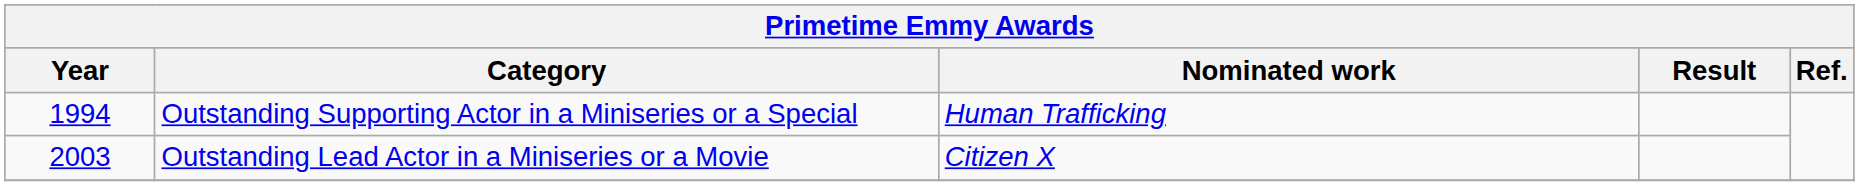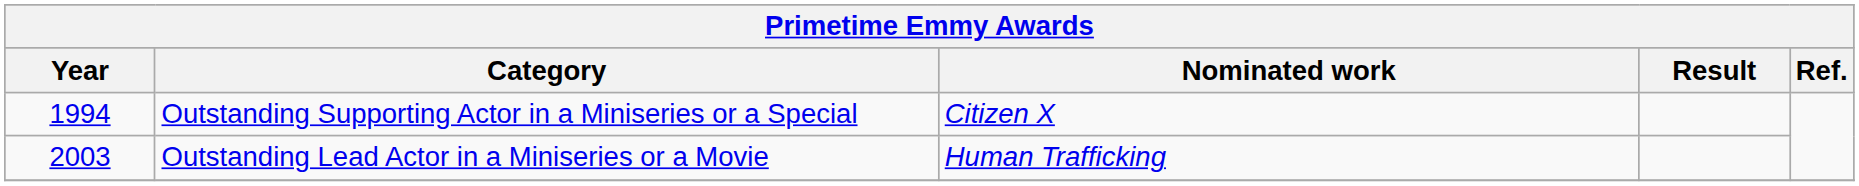(1055, 113) Human Trafficking -> (1000, 113) Citizen X
(1000, 157) Citizen X -> (1055, 157) Human Trafficking
